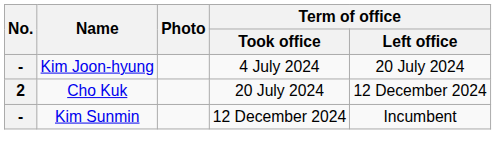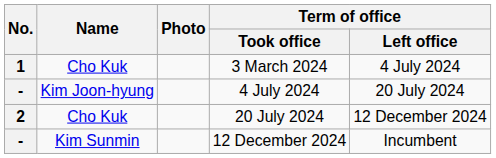+ row: (279, 66)
